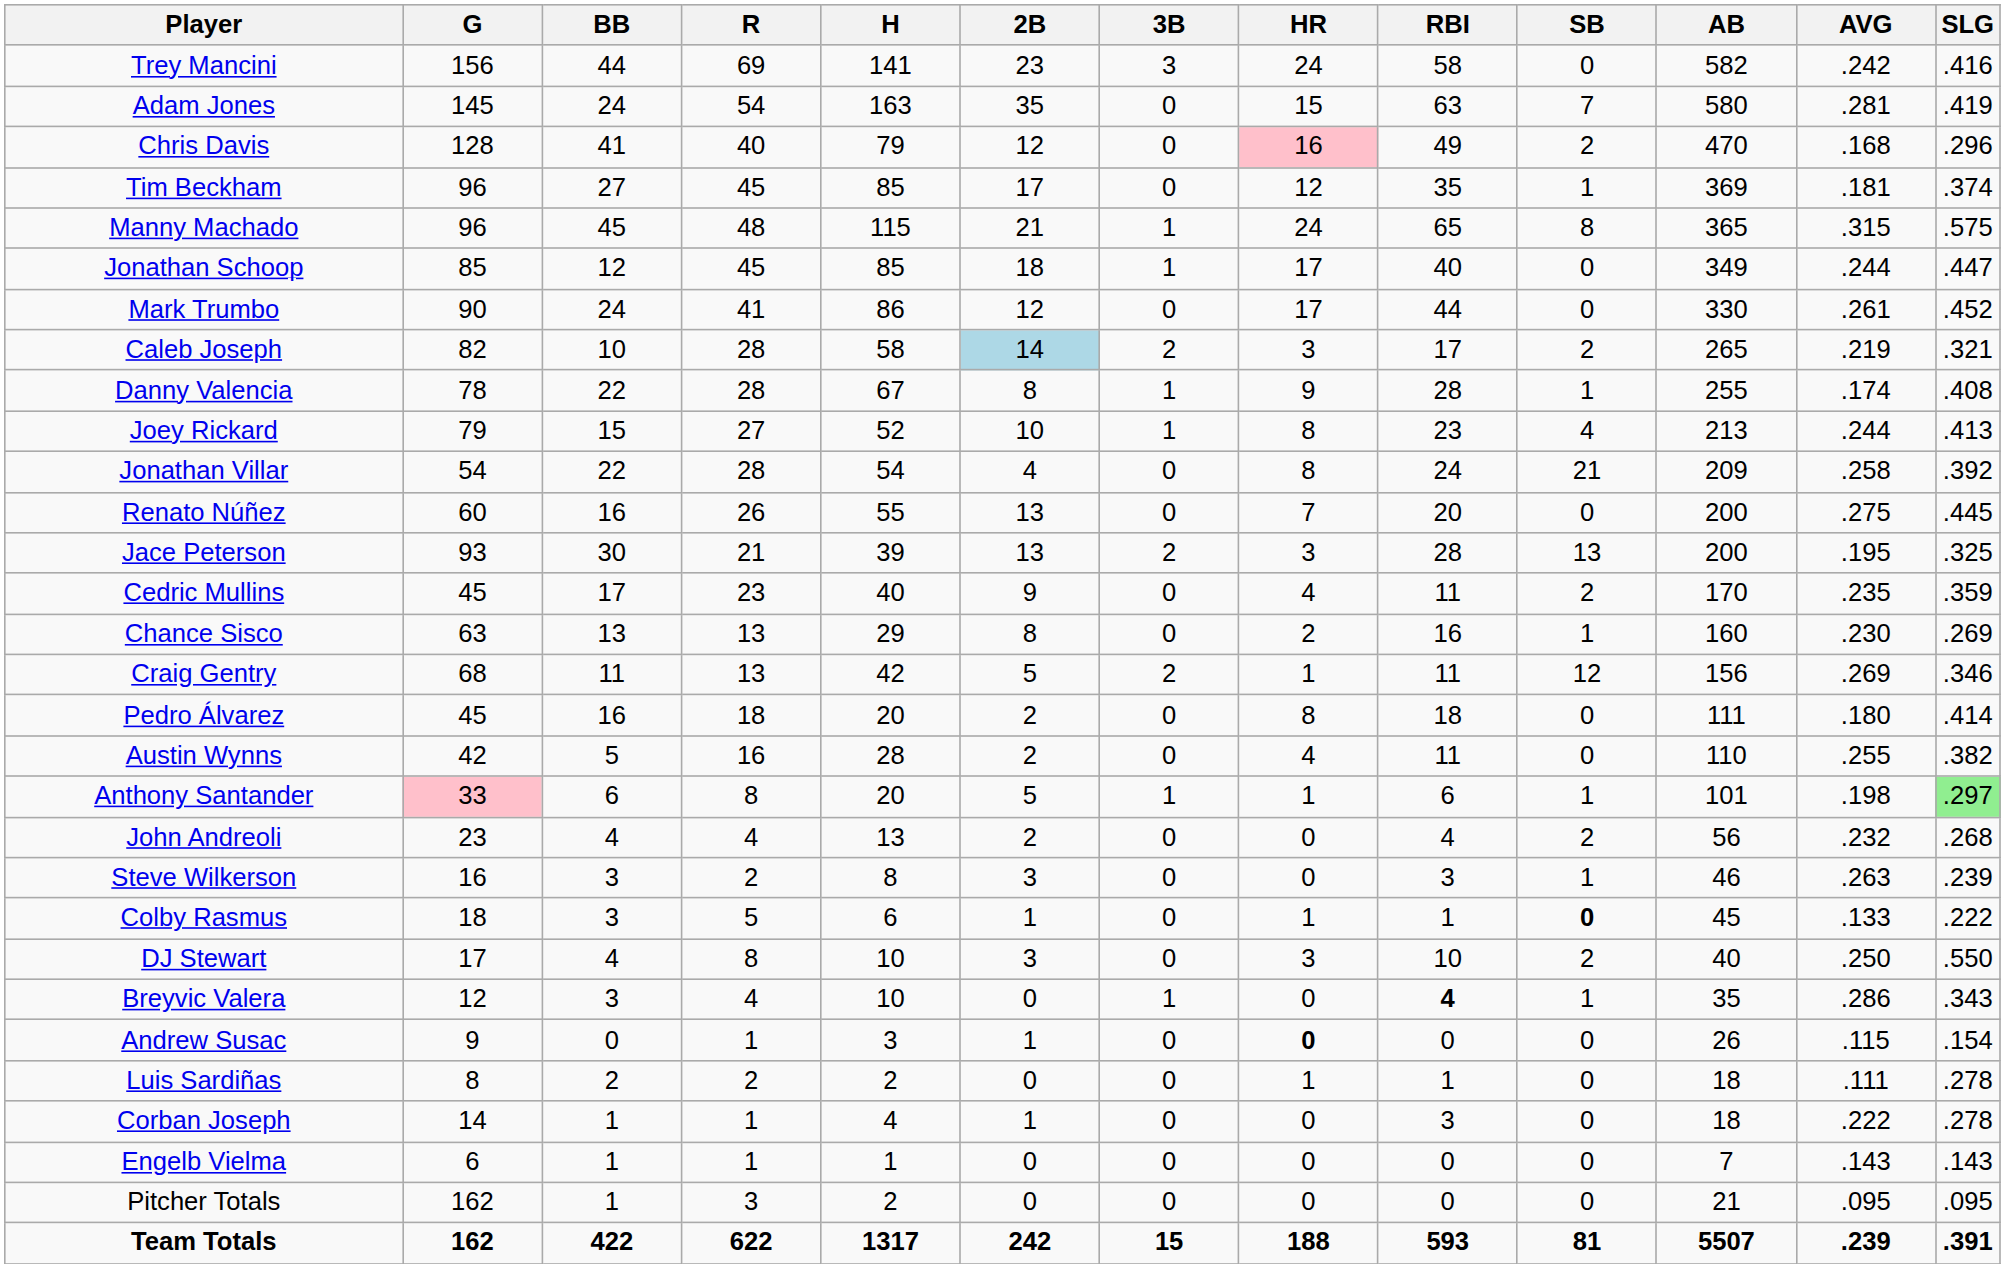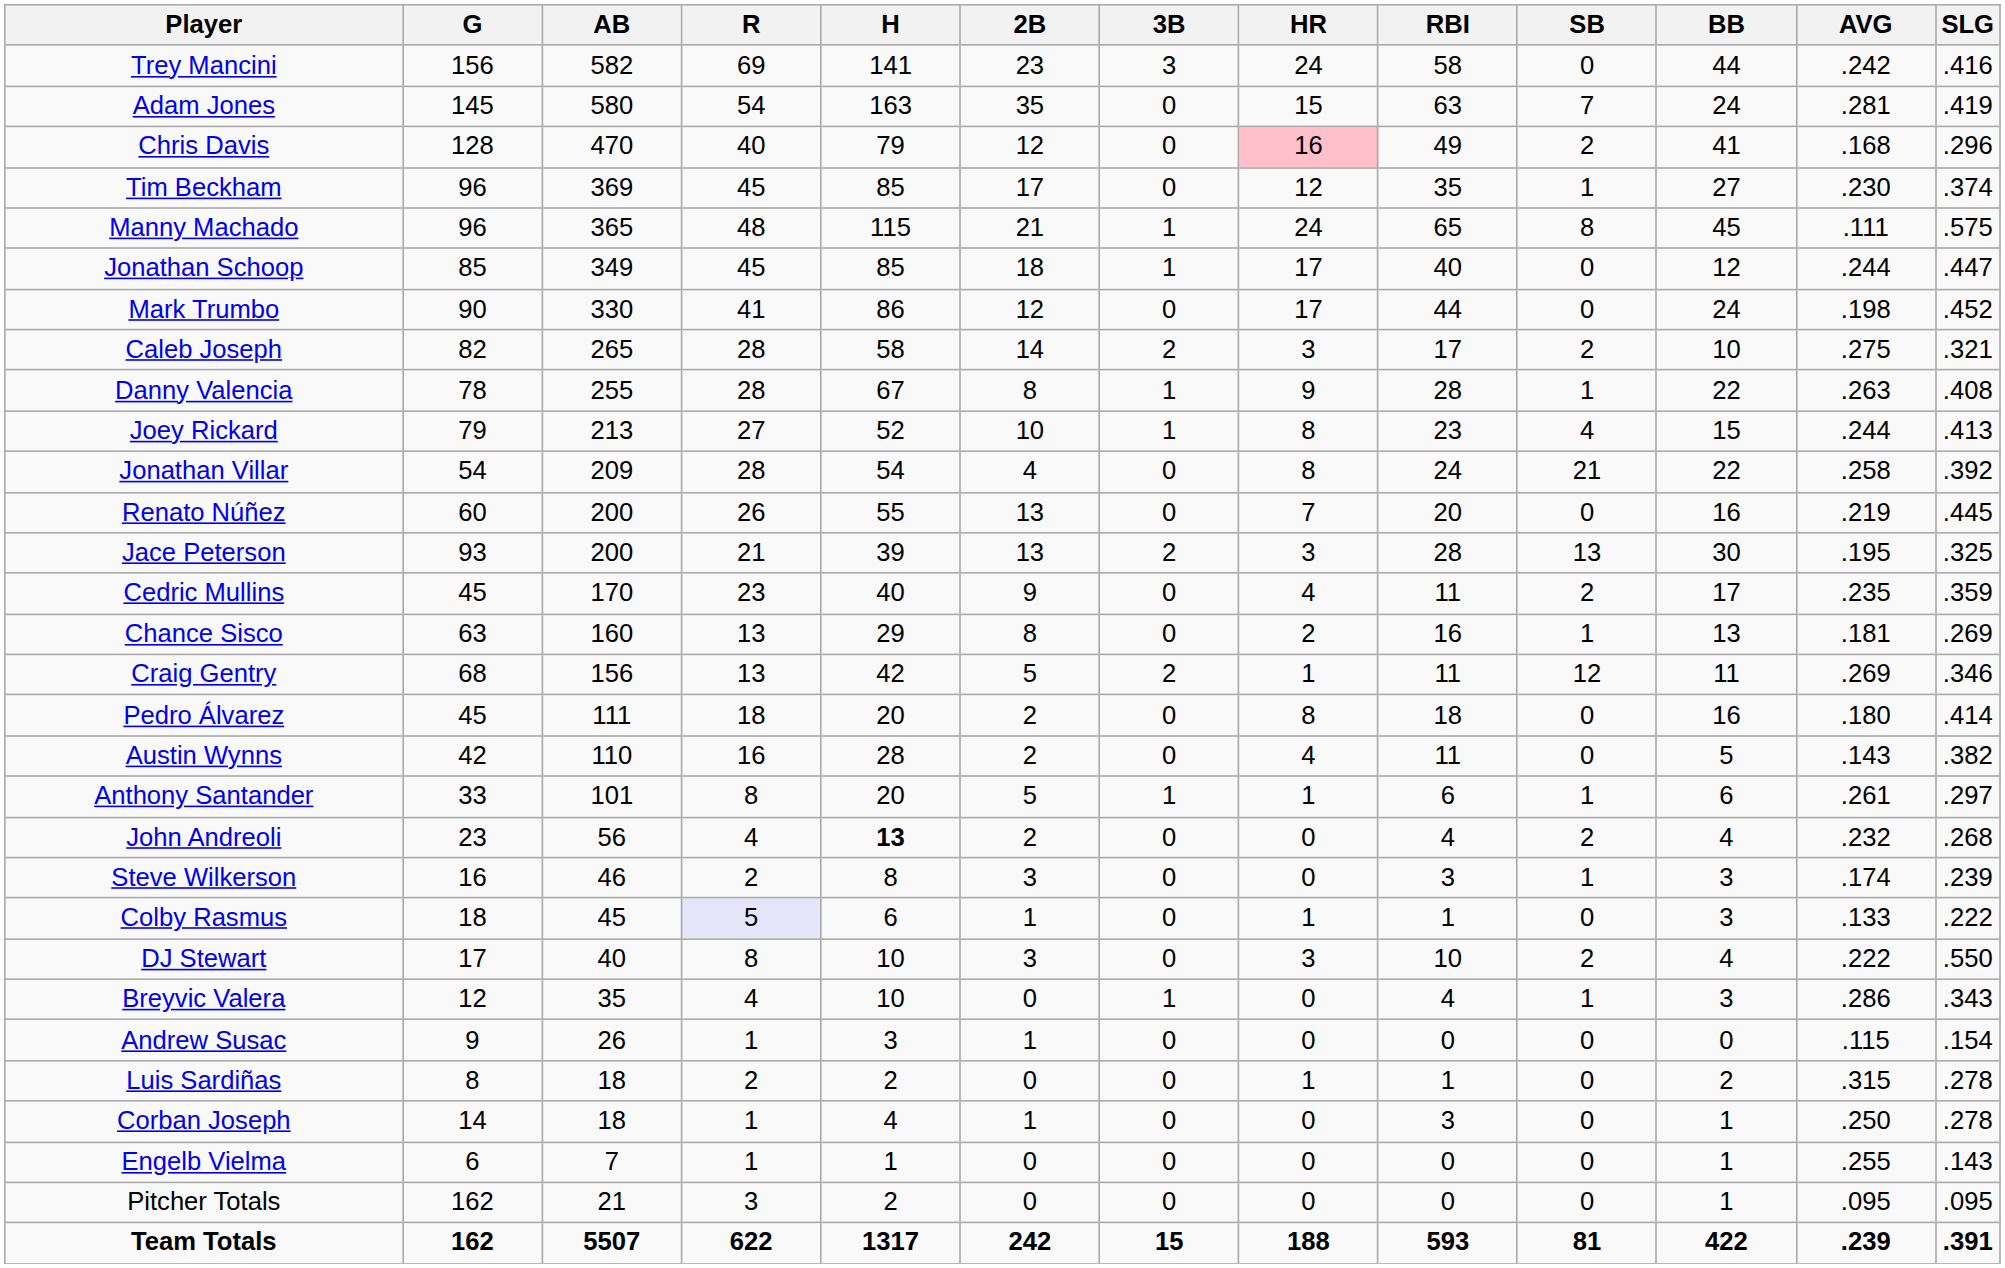columns swapped: (1726, 24) <-> (612, 24)
(1866, 187) .181 -> (1866, 187) .230
(1866, 227) .315 -> (1866, 227) .111
(1866, 308) .261 -> (1866, 308) .198
(1030, 349) lightblue background -> (1030, 349) no background
(1866, 349) .219 -> (1866, 349) .275
(1866, 390) .174 -> (1866, 390) .263
(1866, 512) .275 -> (1866, 512) .219
(1866, 633) .230 -> (1866, 633) .181
(1866, 755) .255 -> (1866, 755) .143
(472, 796) pink background -> (472, 796) no background
(1866, 796) .198 -> (1866, 796) .261
(1968, 796) lightgreen background -> (1968, 796) no background
(890, 836) normal -> (891, 836) bold
(1866, 877) .263 -> (1866, 877) .174
(751, 918) no background -> (751, 918) lavender background
(1587, 918) bold -> (1587, 918) normal
(1866, 958) .250 -> (1866, 958) .222
(1448, 999) bold -> (1448, 999) normal
(1308, 1039) bold -> (1308, 1039) normal
(1866, 1080) .111 -> (1866, 1080) .315
(1866, 1120) .222 -> (1866, 1120) .250
(1866, 1161) .143 -> (1866, 1161) .255
